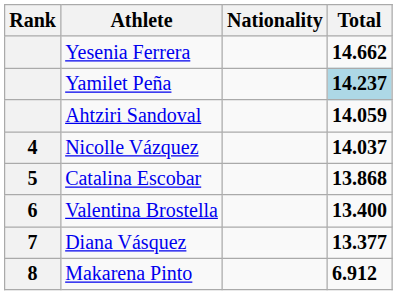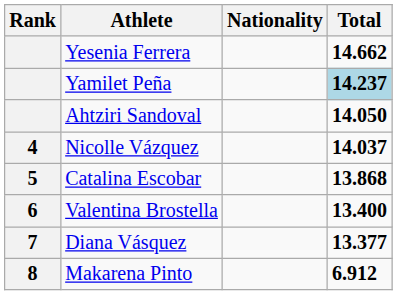(359, 115) 14.059 -> (359, 115) 14.050
